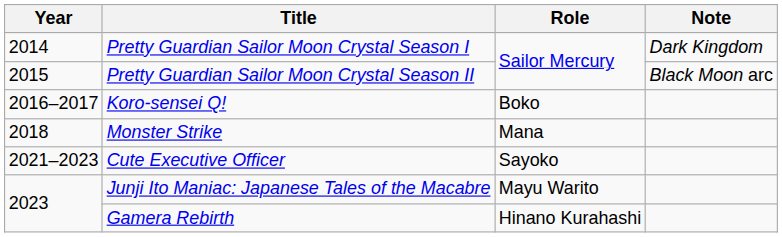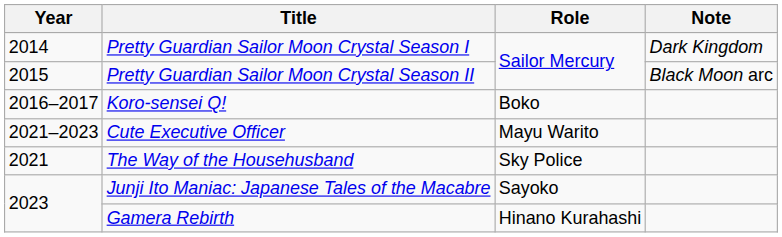- row: (164, 132)
(529, 160) Sayoko -> (549, 132) Mayu Warito
+ row: (230, 160)
(549, 189) Mayu Warito -> (529, 189) Sayoko
